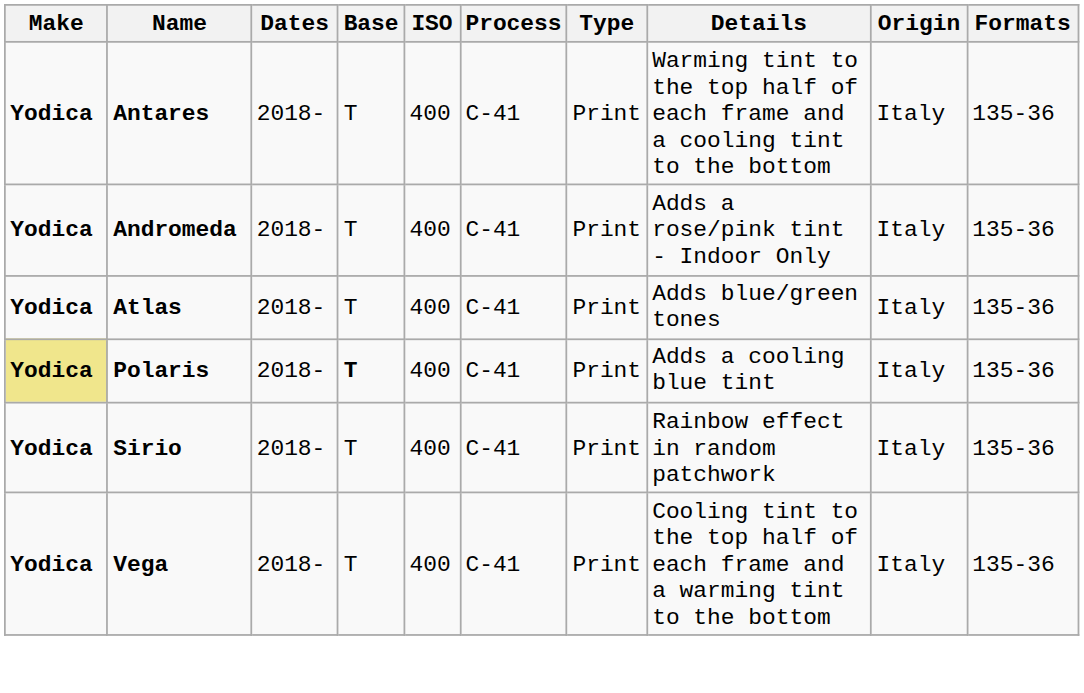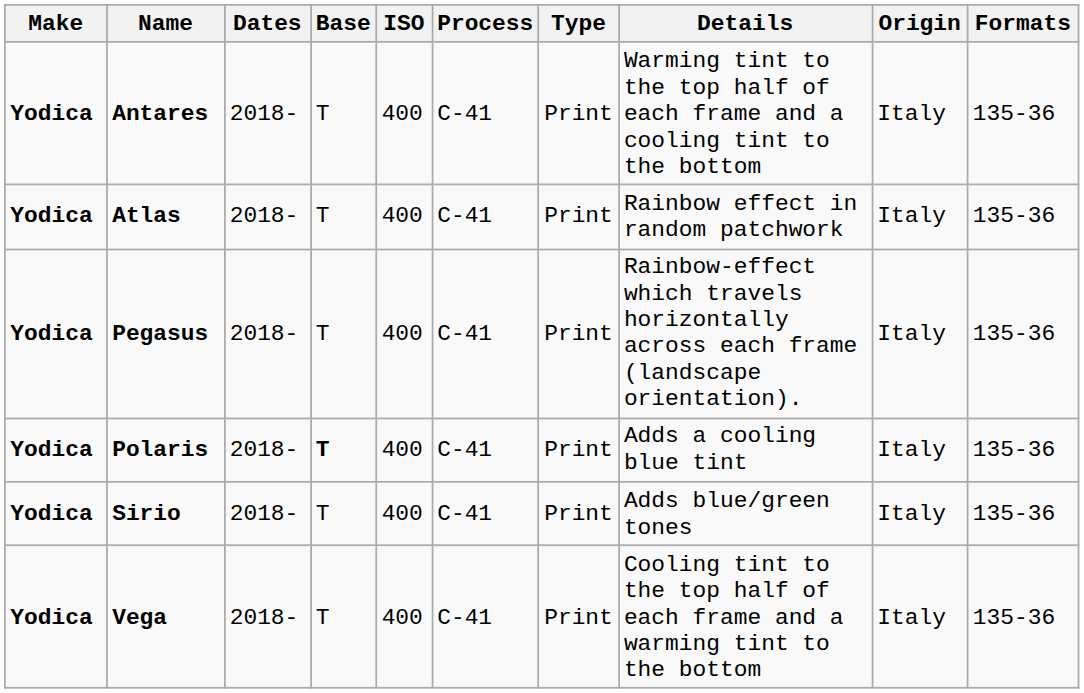- row: (175, 230)
(755, 307) Adds blue/green tones -> (741, 217) Rainbow effect in random patchwork
+ row: (160, 333)
(52, 371) khaki background -> (52, 450) no background
(748, 448) Rainbow effect in random patchwork -> (727, 514) Adds blue/green tones
